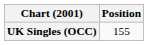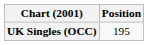(121, 31) 155 -> (121, 31) 195
